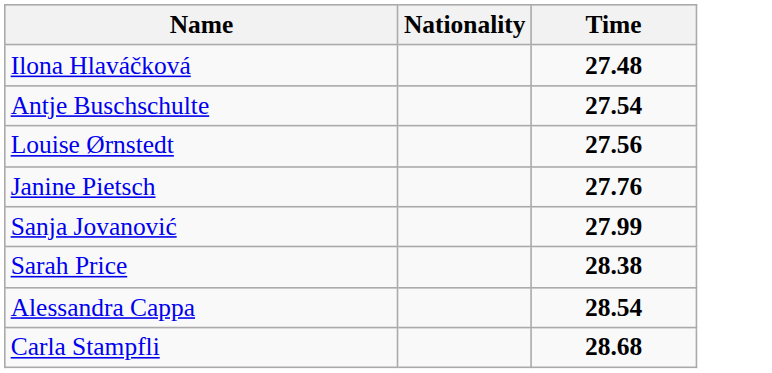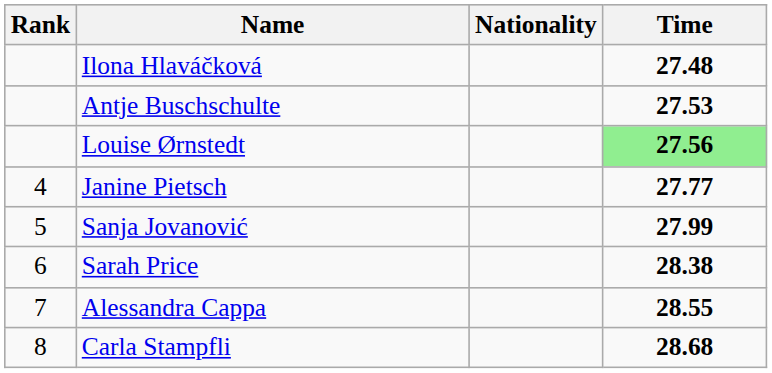+ column: (40, 24)
(614, 105) 27.54 -> (685, 105) 27.53
(614, 145) no background -> (685, 145) lightgreen background
(614, 186) 27.76 -> (685, 186) 27.77
(614, 307) 28.54 -> (685, 307) 28.55
